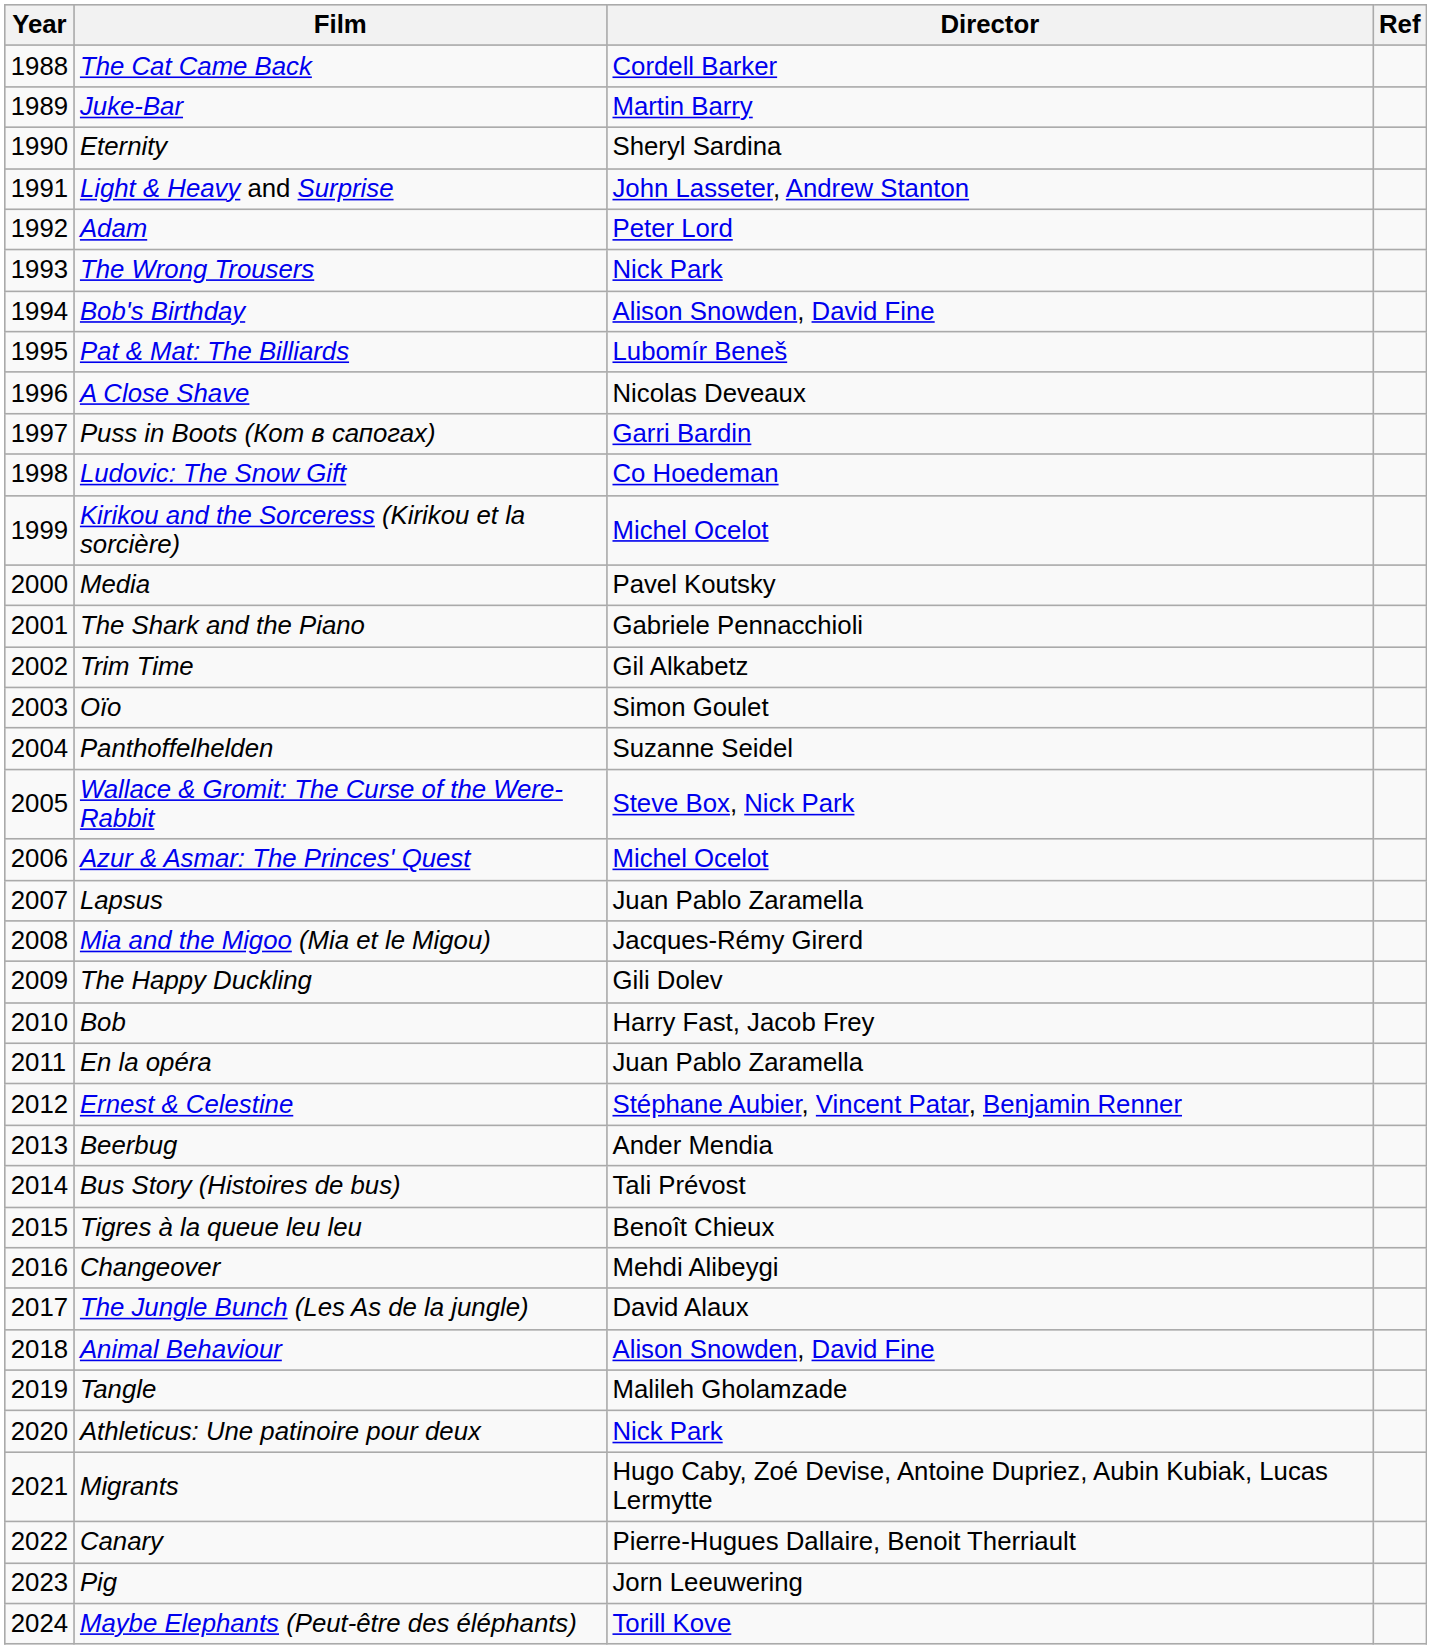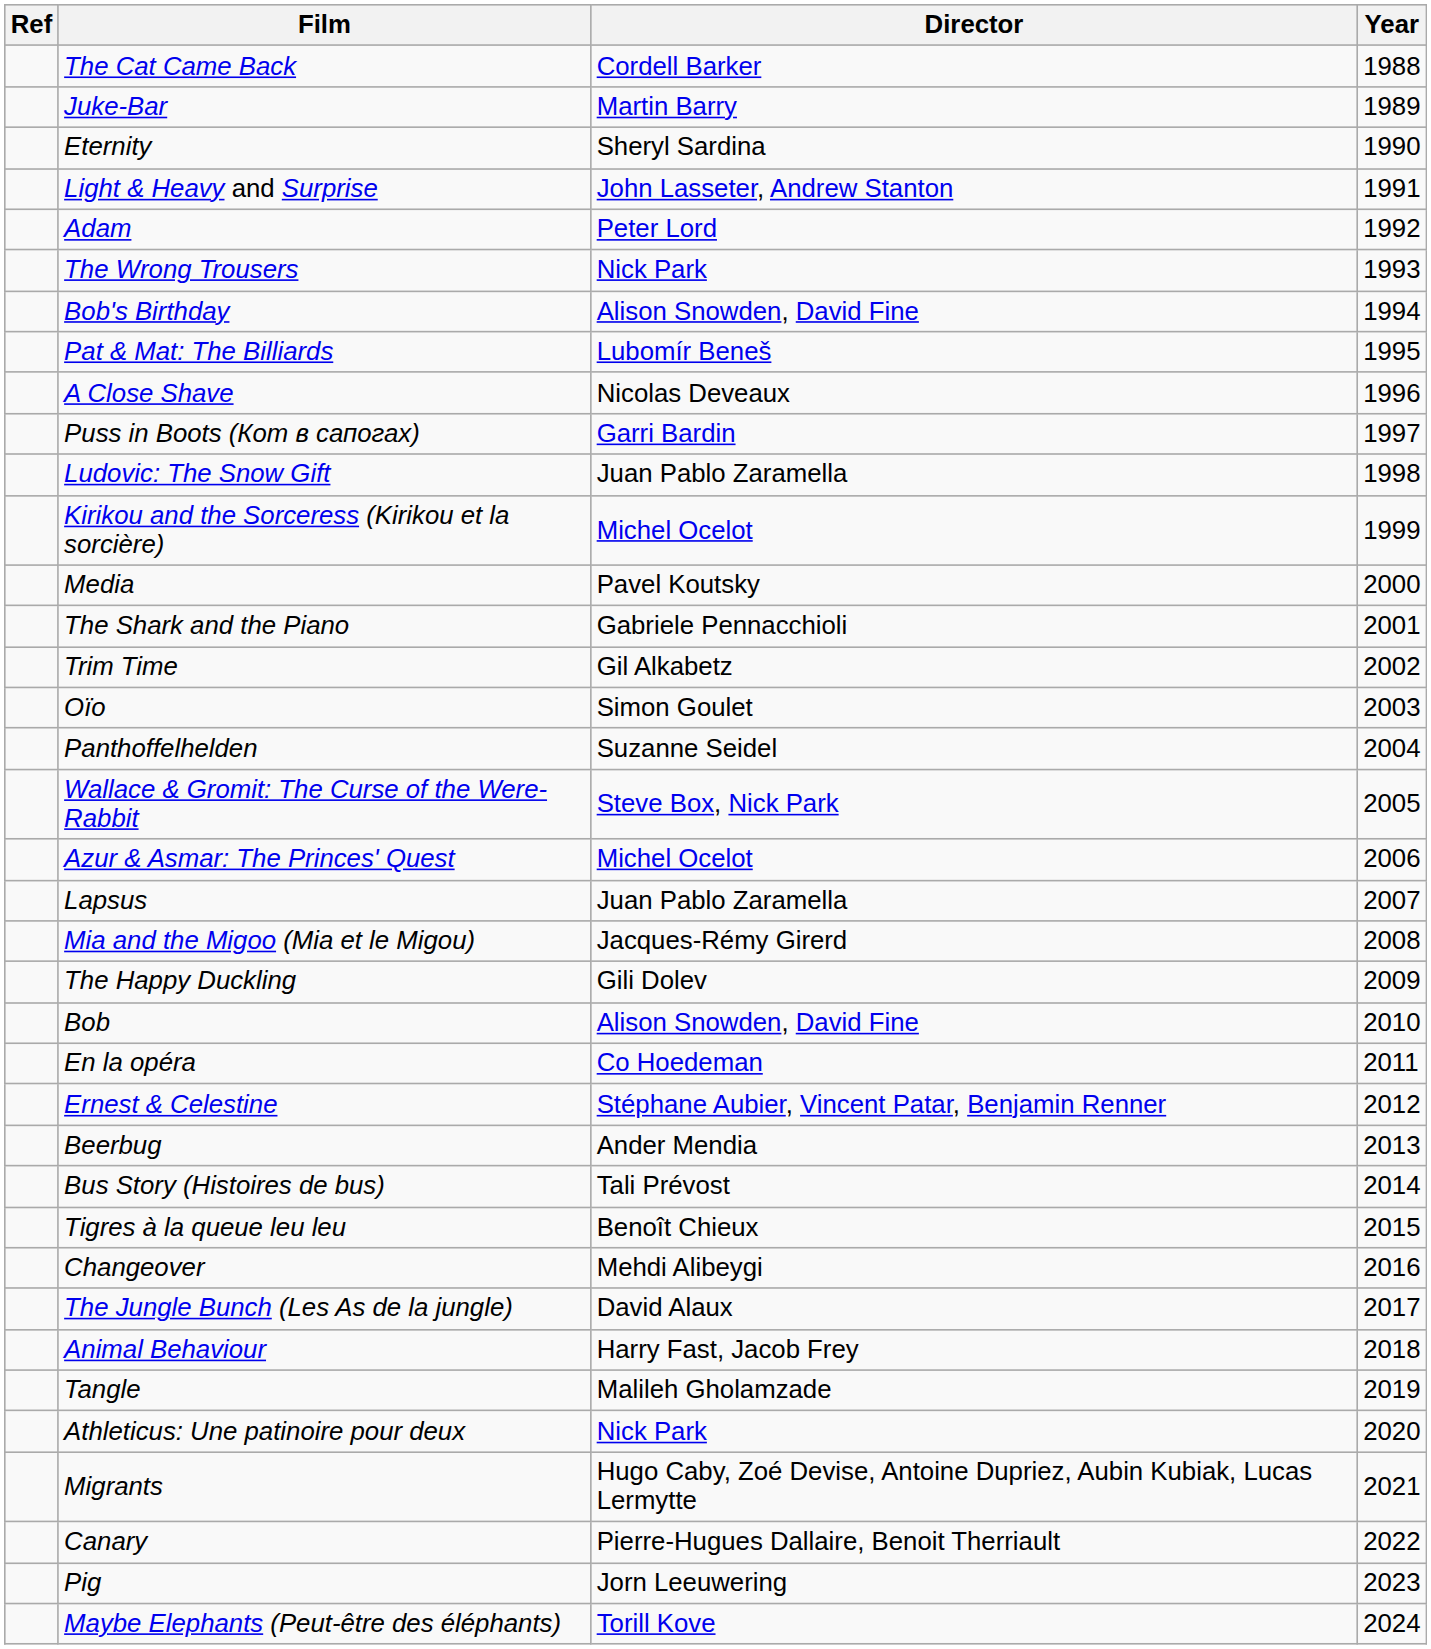columns swapped: (39, 24) <-> (1400, 24)
(696, 474) Co Hoedeman -> (722, 474) Juan Pablo Zaramella
(743, 1022) Harry Fast, Jacob Frey -> (758, 1022) Alison Snowden, David Fine
(738, 1063) Juan Pablo Zaramella -> (680, 1063) Co Hoedeman
(774, 1349) Alison Snowden, David Fine -> (728, 1349) Harry Fast, Jacob Frey
